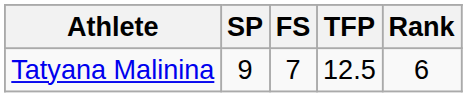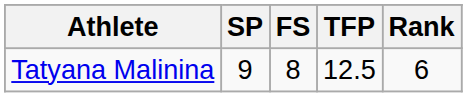(293, 69) 7 -> (293, 69) 8
